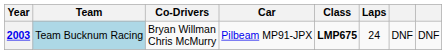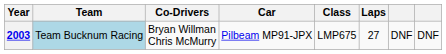(337, 36) bold -> (337, 36) normal
(374, 36) 24 -> (374, 36) 27
